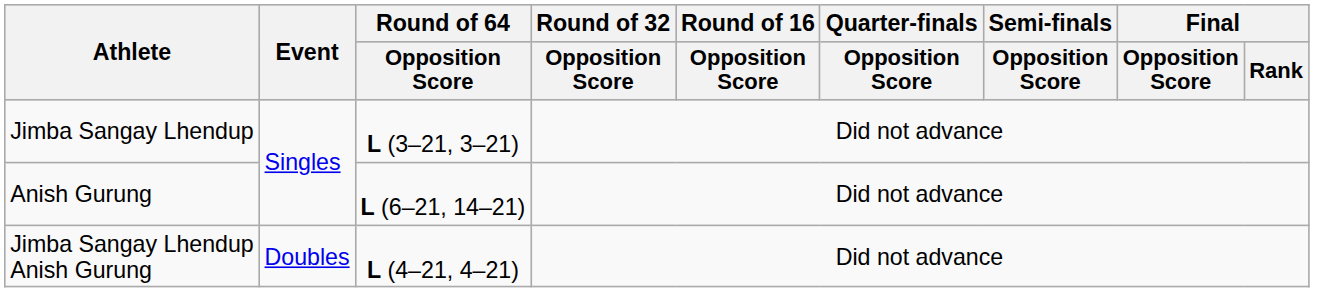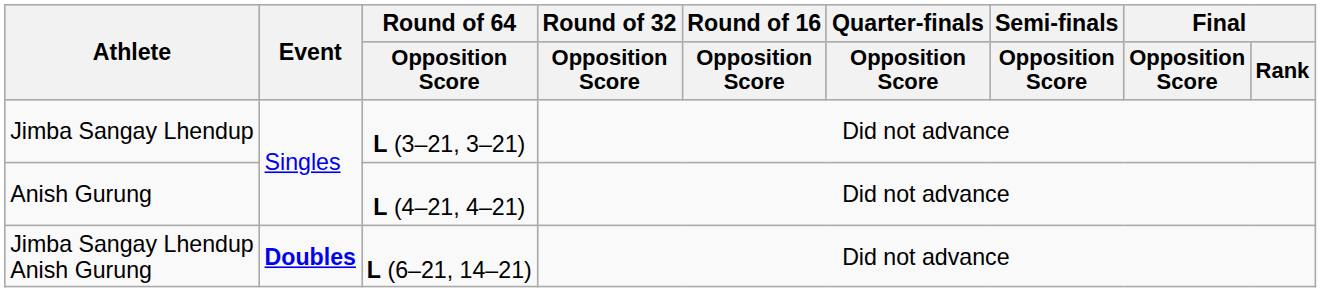(443, 207) L (6–21, 14–21) -> (449, 207) L (4–21, 4–21)
(307, 257) normal -> (310, 257) bold
(443, 269) L (4–21, 4–21) -> (449, 269) L (6–21, 14–21)
